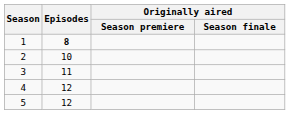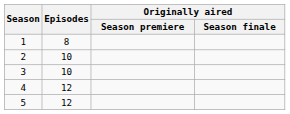(67, 42) bold -> (67, 42) normal
(67, 72) 11 -> (67, 72) 10
